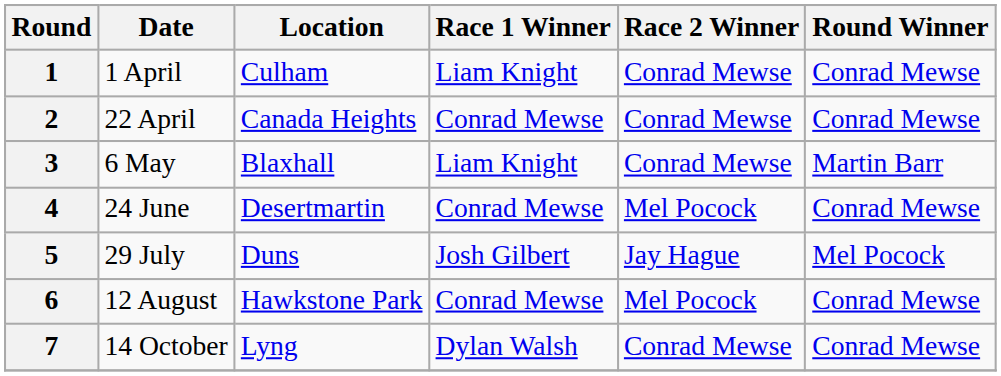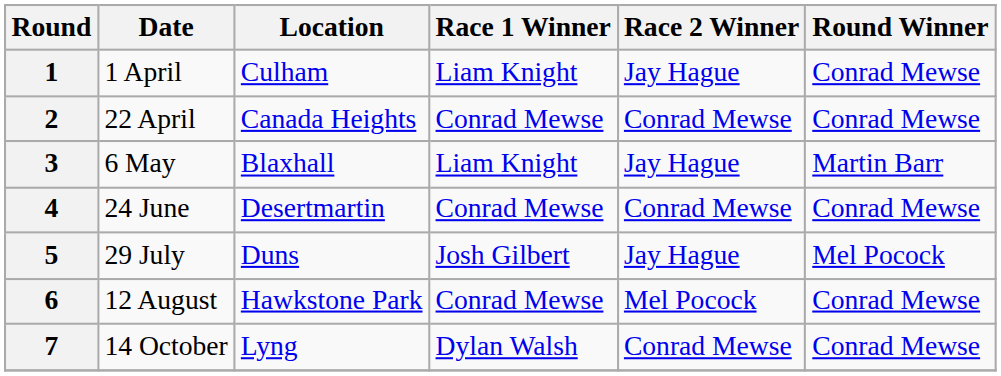(708, 72) Conrad Mewse -> (682, 72) Jay Hague
(708, 163) Conrad Mewse -> (682, 163) Jay Hague
(690, 209) Mel Pocock -> (708, 209) Conrad Mewse
